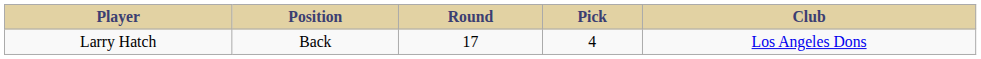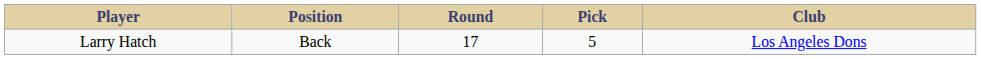(592, 41) 4 -> (592, 41) 5
